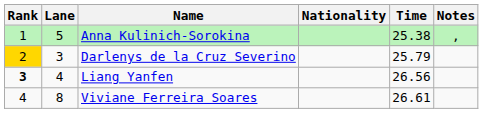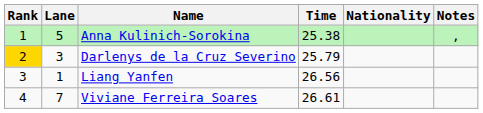columns swapped: (344, 15) <-> (411, 15)
(23, 77) bold -> (23, 77) normal
(60, 77) 4 -> (60, 77) 1
(60, 98) 8 -> (60, 98) 7
